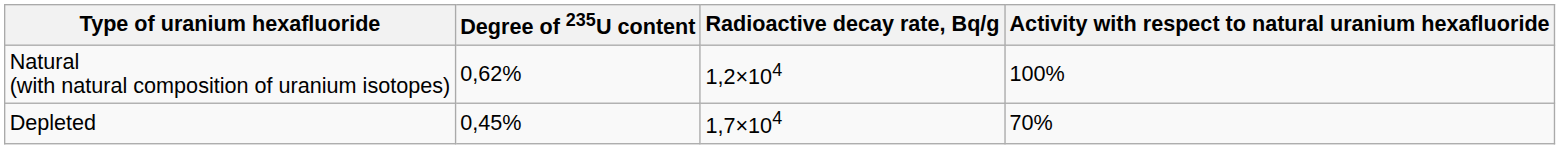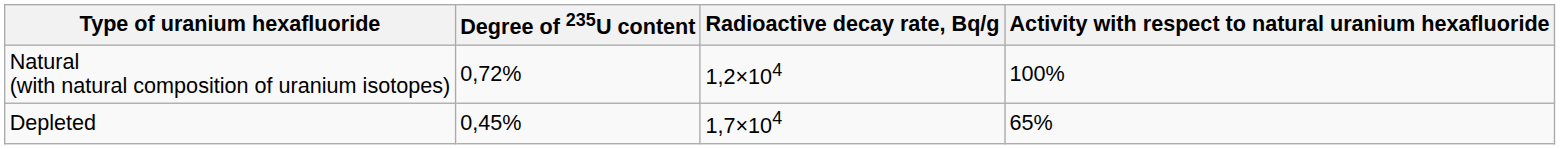(491, 73) 0,62% -> (491, 73) 0,72%
(1031, 123) 70% -> (1031, 123) 65%
